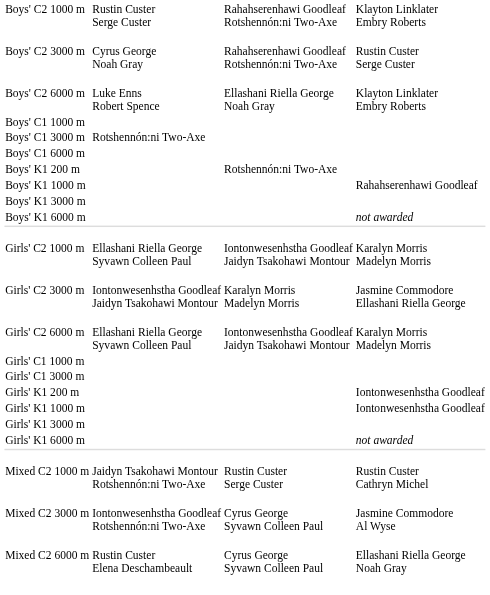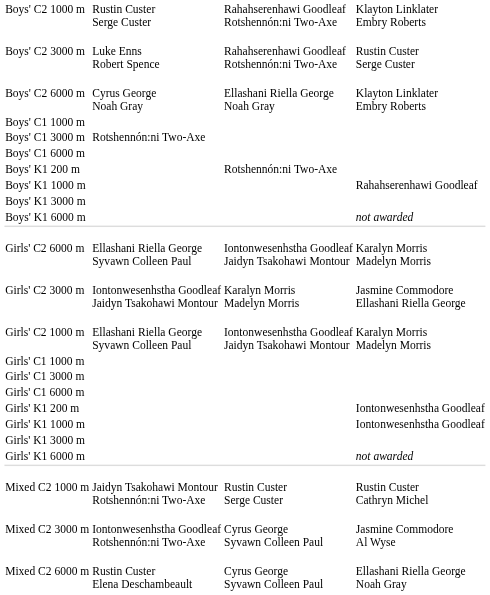(124, 57) Cyrus George Noah Gray -> (126, 57) Luke Enns Robert Spence
(126, 99) Luke Enns Robert Spence -> (124, 99) Cyrus George Noah Gray
rows swapped: (45, 248) <-> (45, 332)
+ row: (45, 392)
